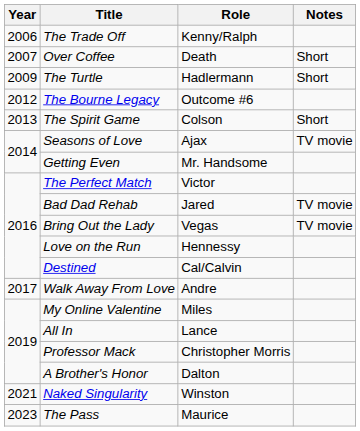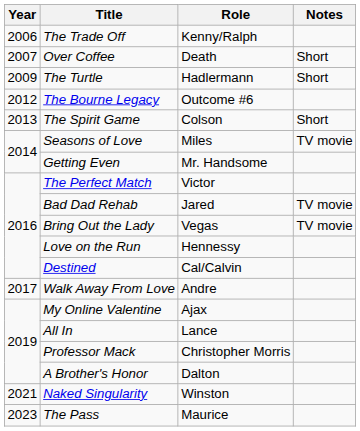(194, 141) Ajax -> (197, 141) Miles
(197, 309) Miles -> (194, 309) Ajax
